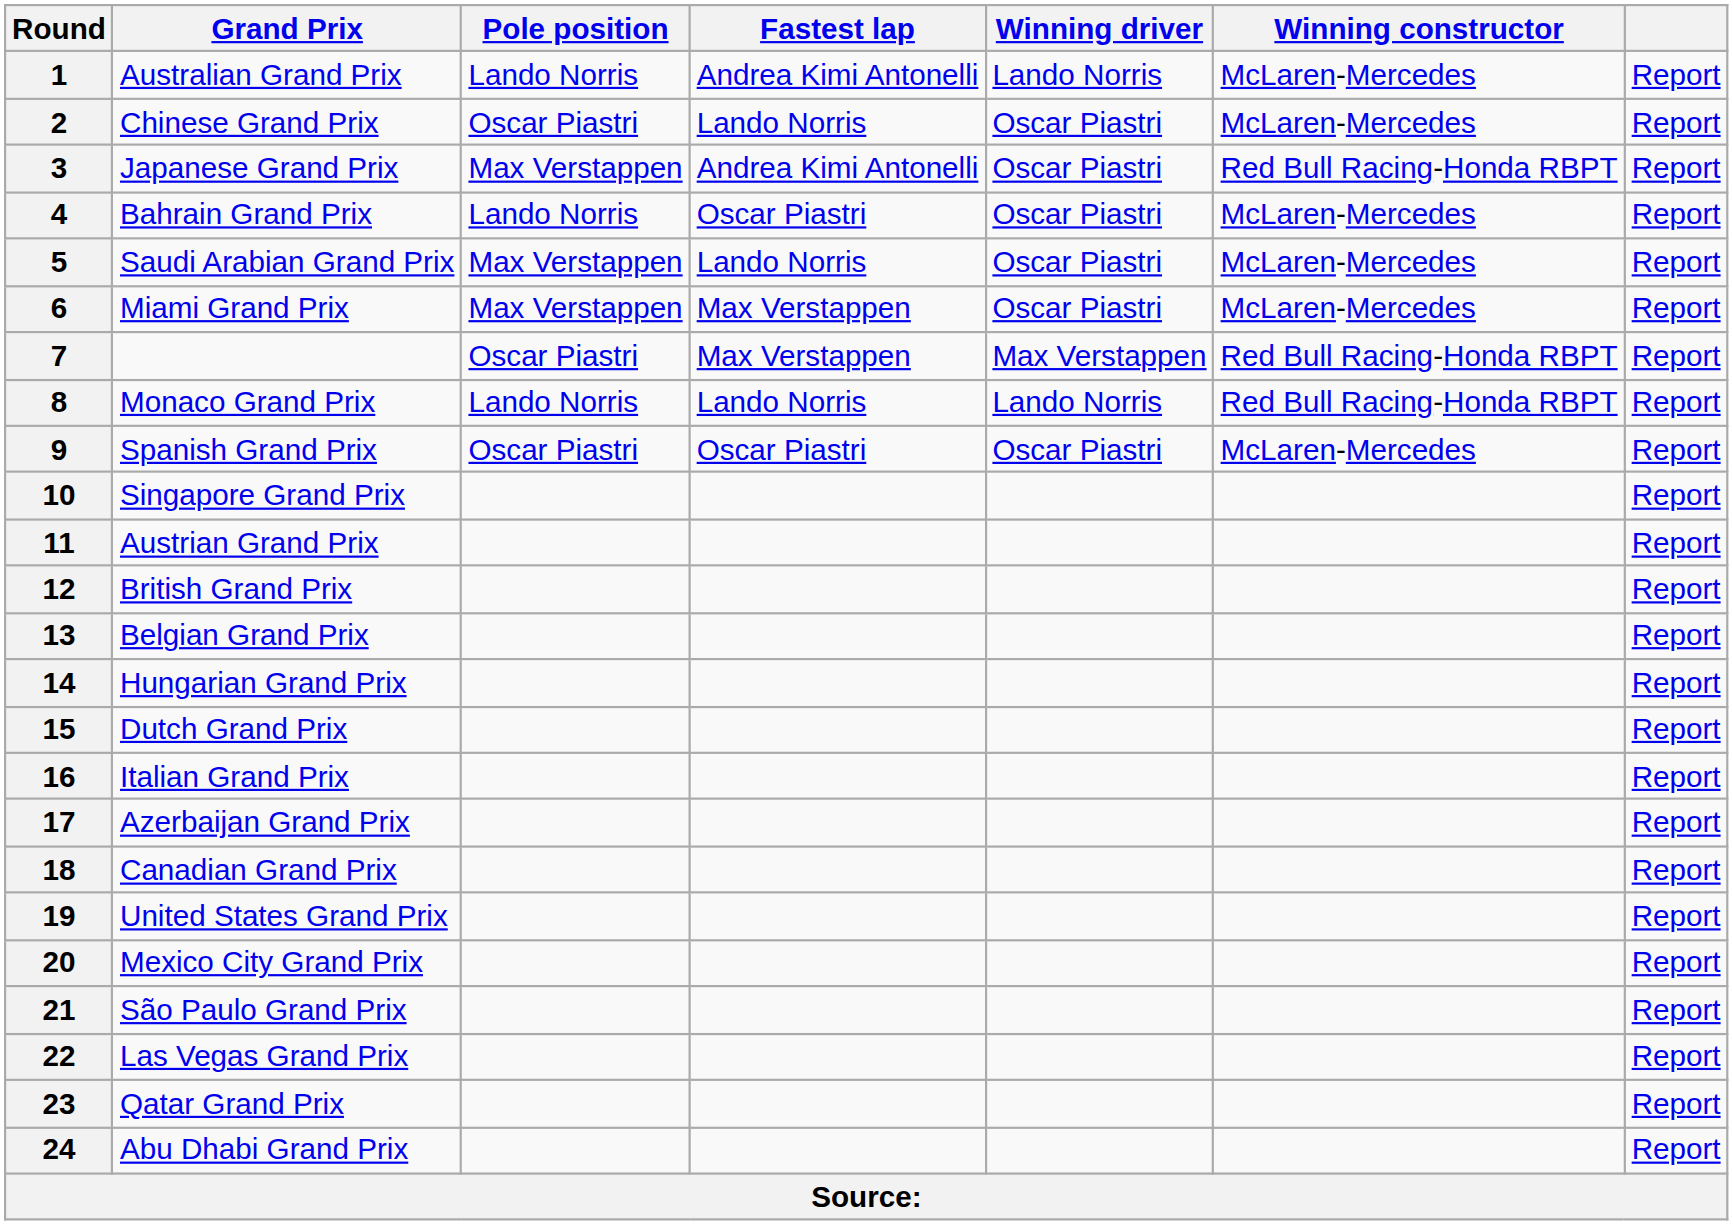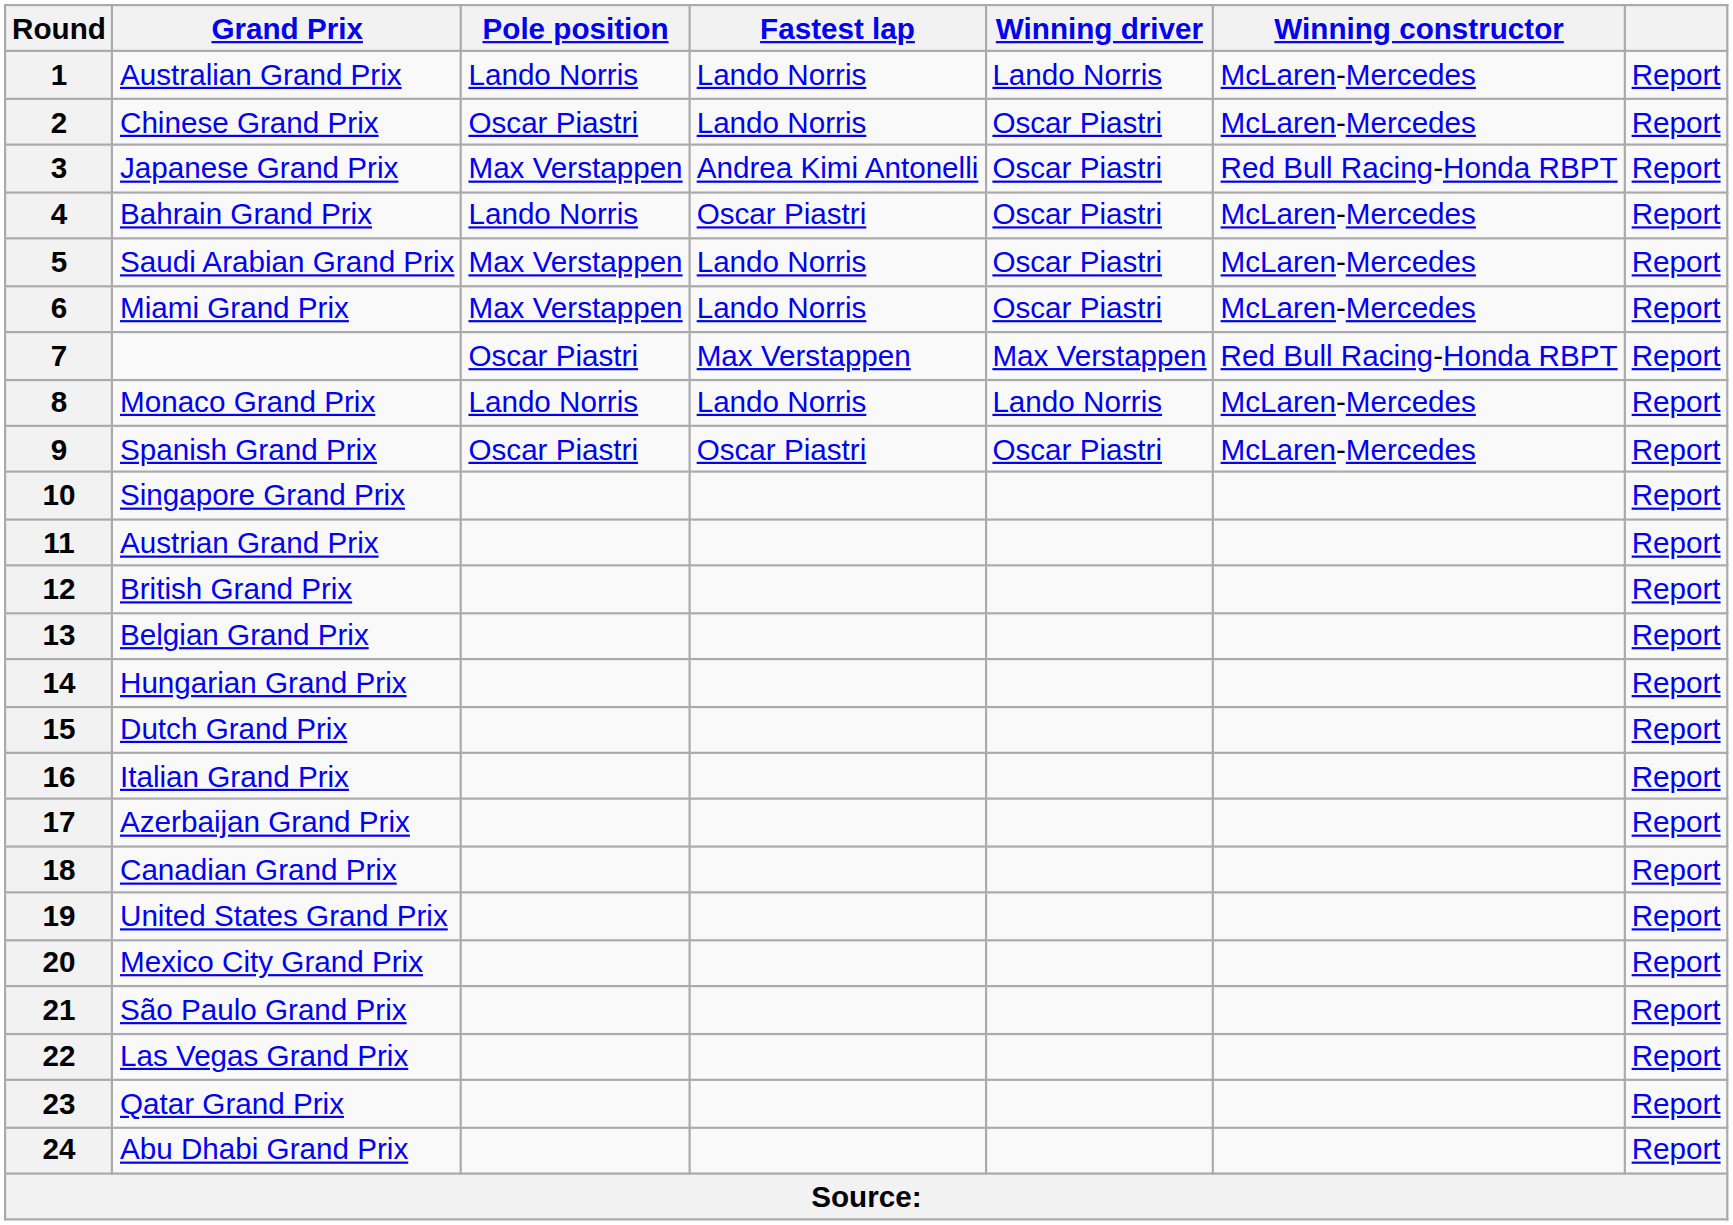(838, 75) Andrea Kimi Antonelli -> (781, 75) Lando Norris
(804, 308) Max Verstappen -> (781, 308) Lando Norris
(1419, 402) Red Bull Racing-Honda RBPT -> (1348, 402) McLaren-Mercedes
